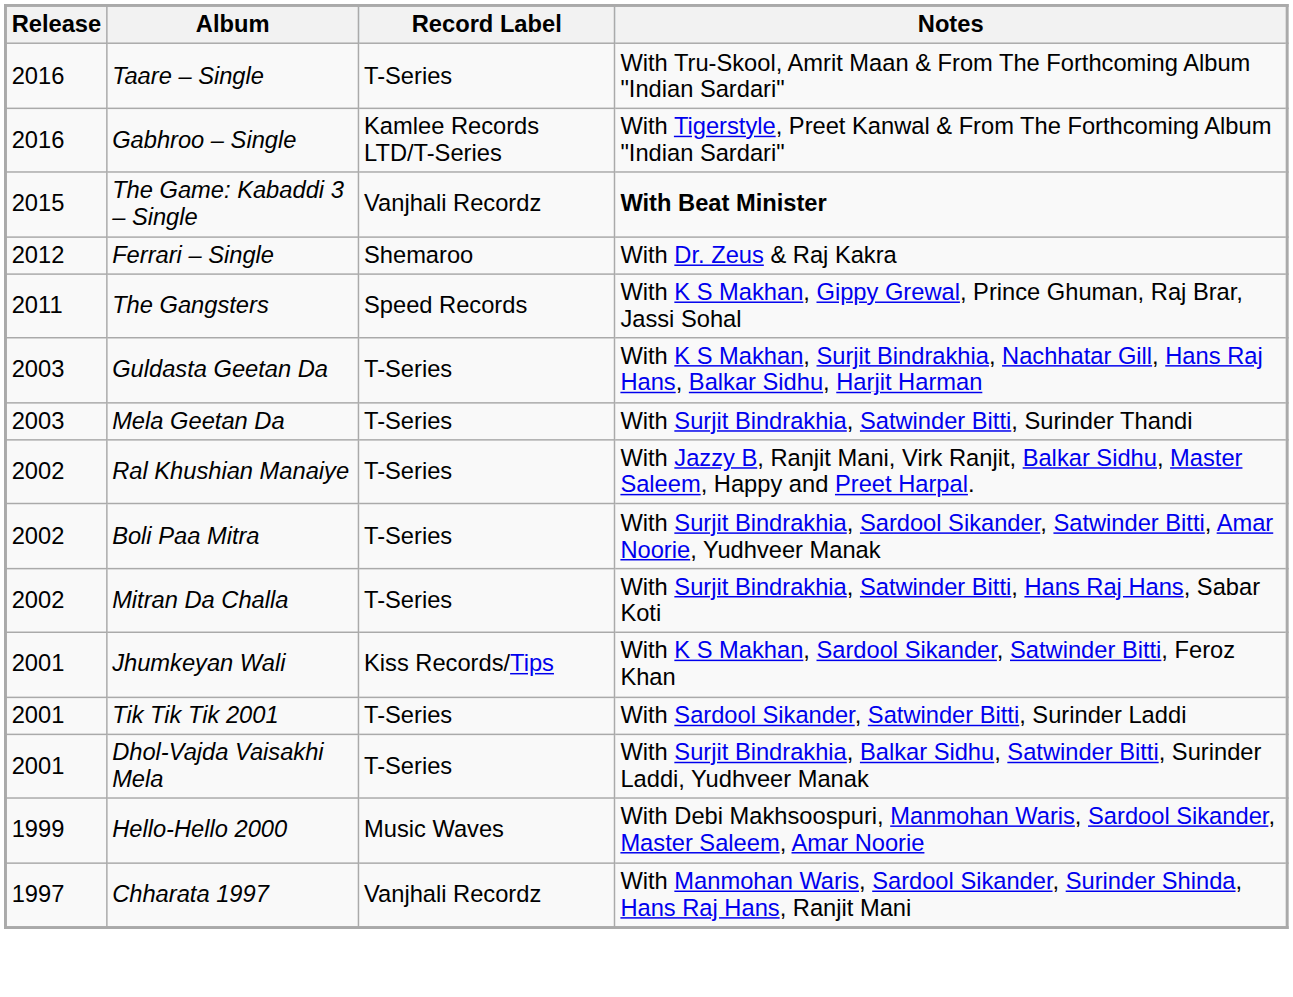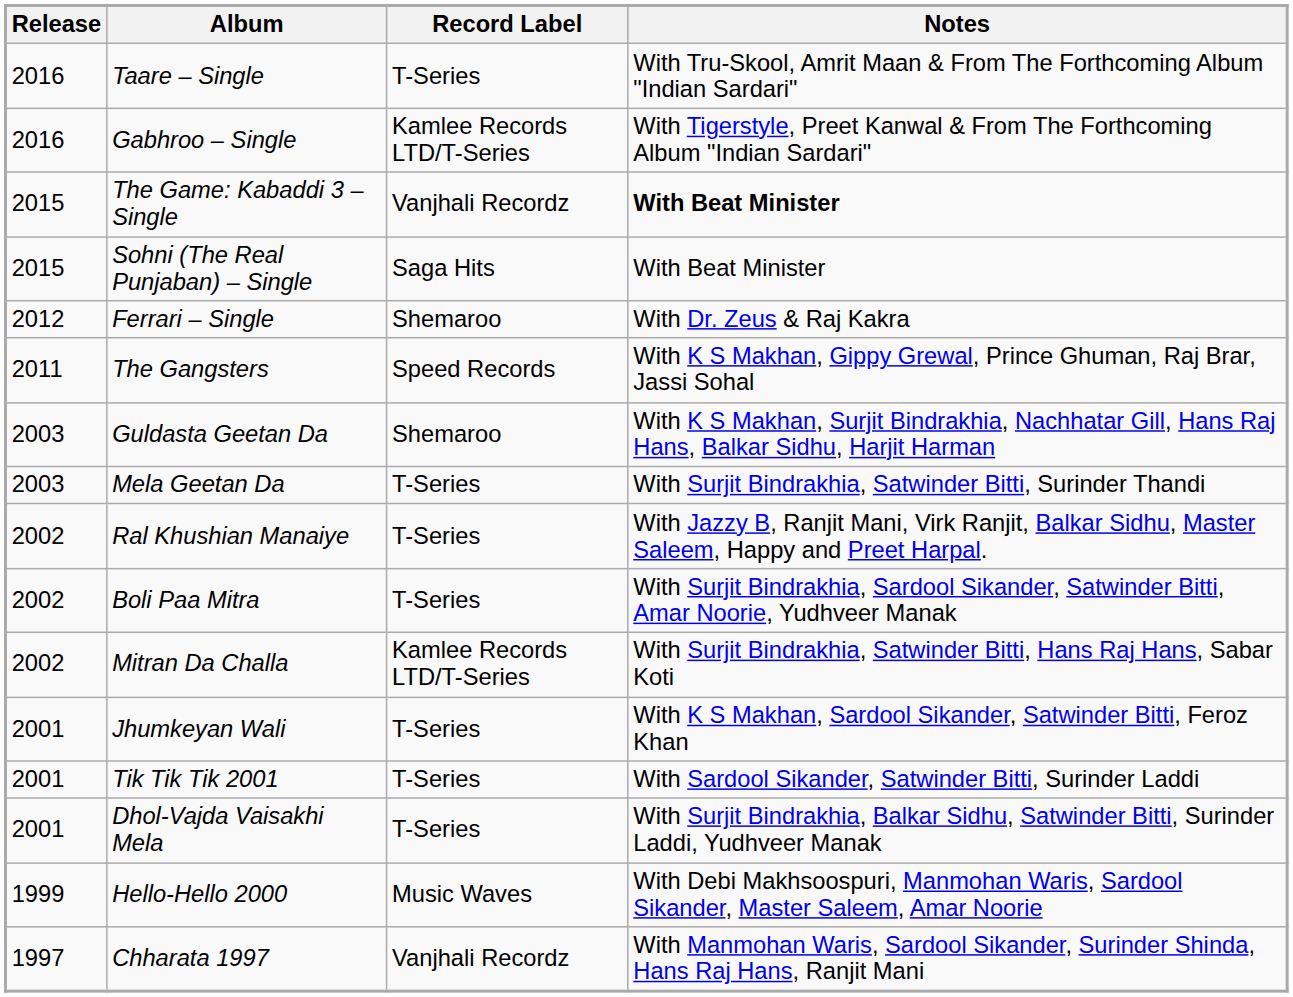+ row: (212, 268)
(408, 369) T-Series -> (447, 434) Shemaroo
(408, 600) T-Series -> (480, 664) Kamlee Records LTD/T-Series
(459, 664) Kiss Records/Tips -> (436, 728) T-Series
